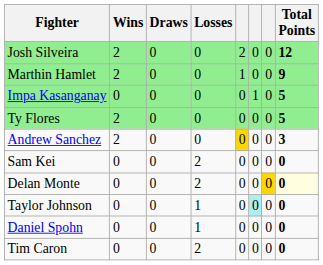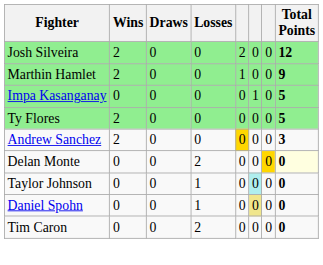- row: (31, 161)
(255, 227) no background -> (255, 205) khaki background
